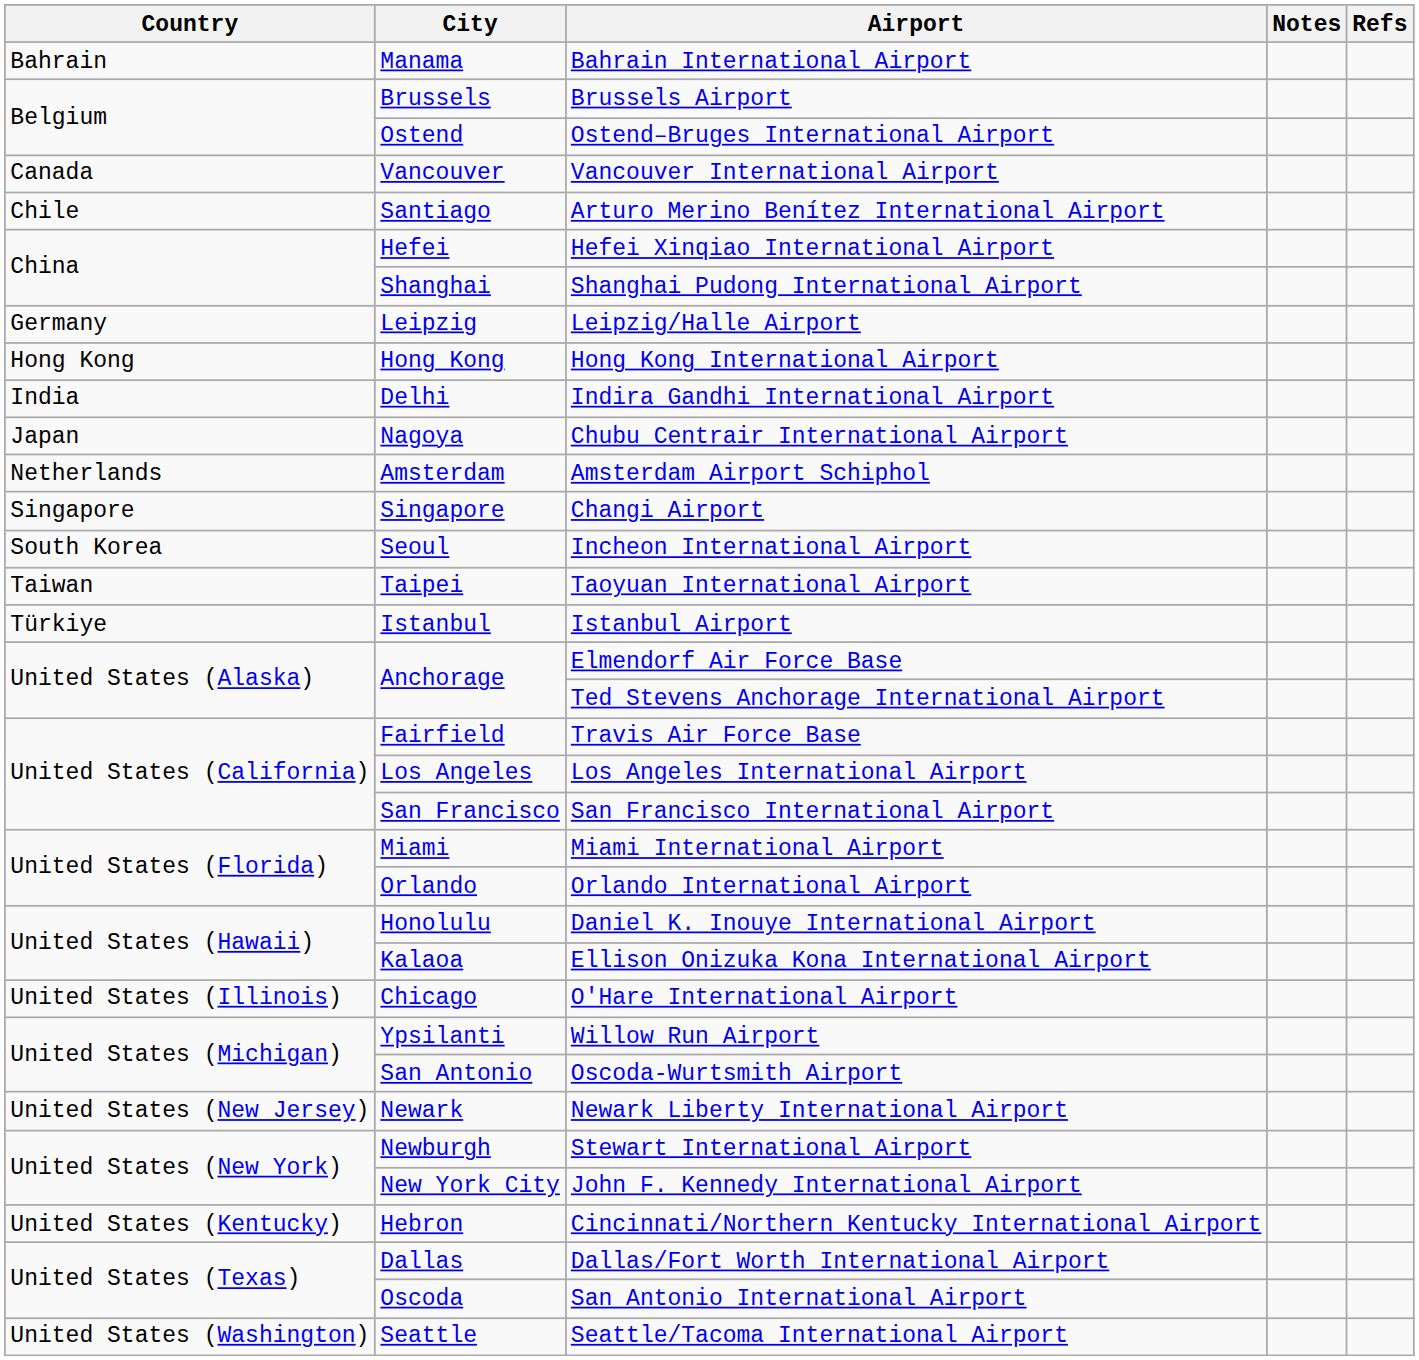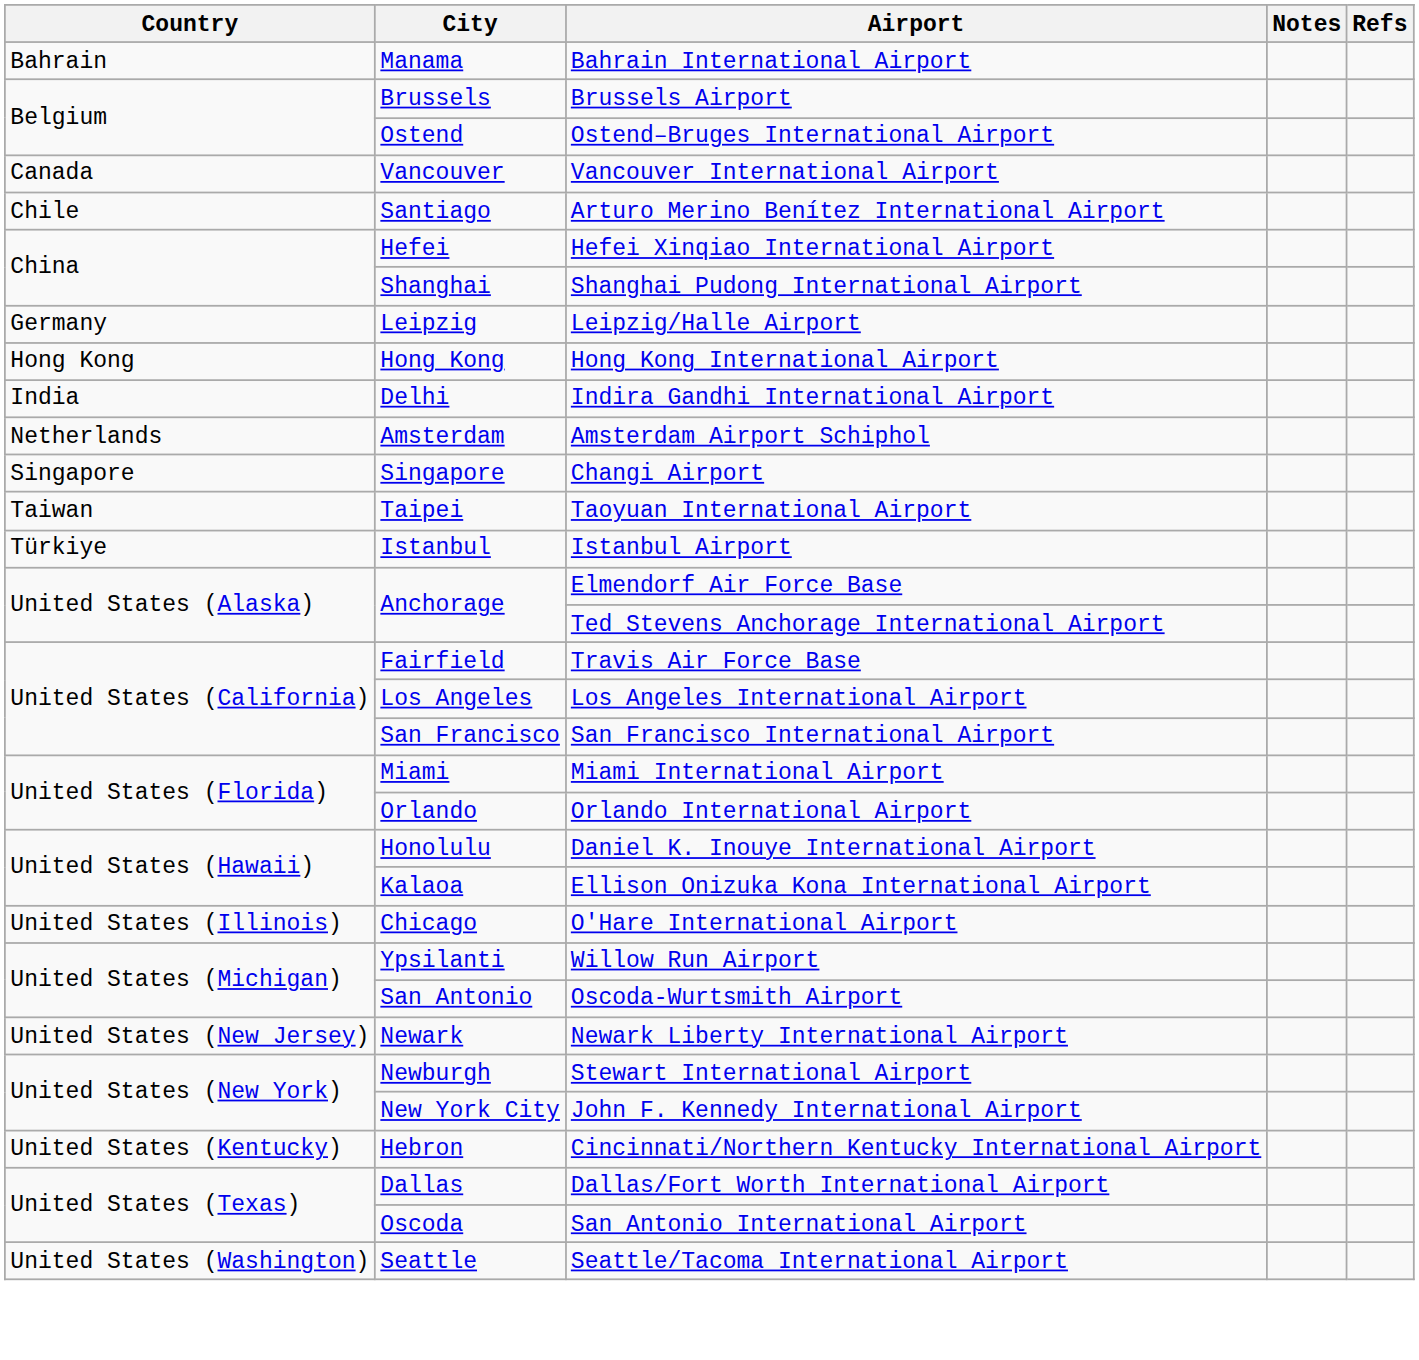- row: (819, 436)
- row: (771, 549)
